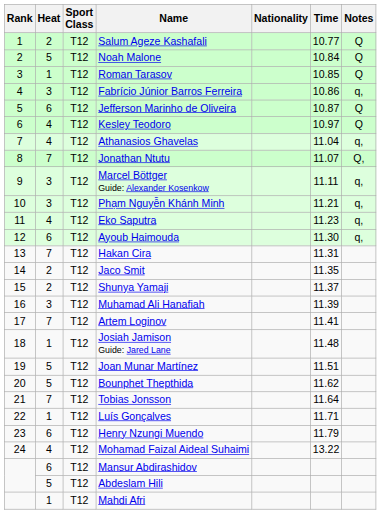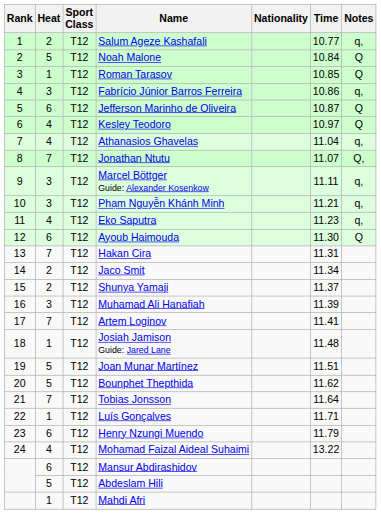(359, 41) Q -> (359, 41) q,
(359, 237) q, -> (359, 237) Q
(326, 271) 11.35 -> (326, 271) 11.34
